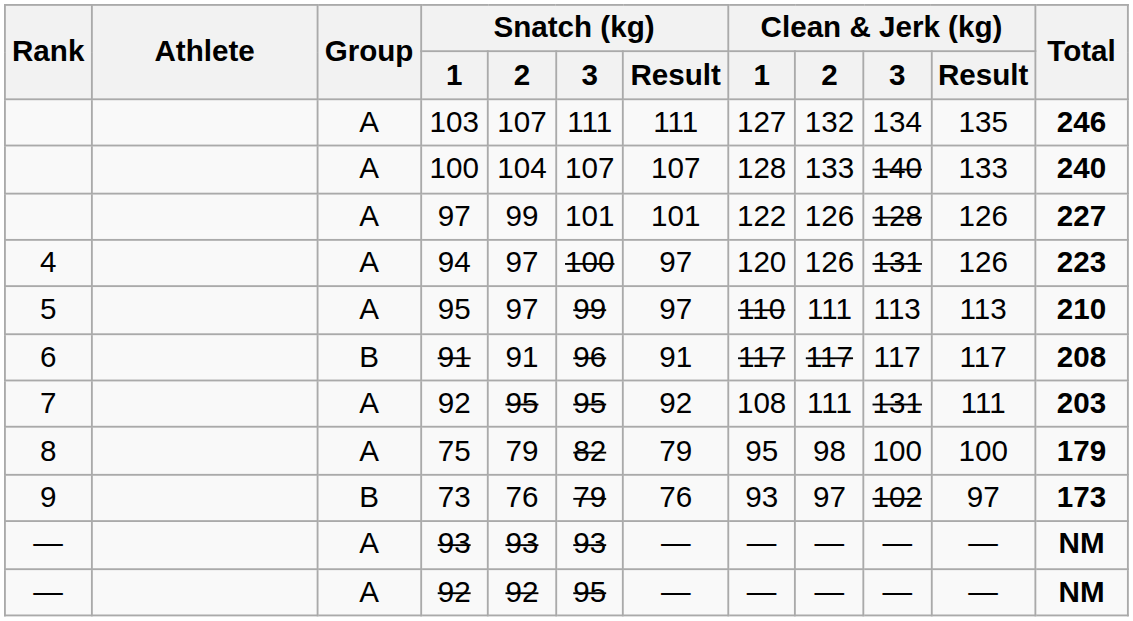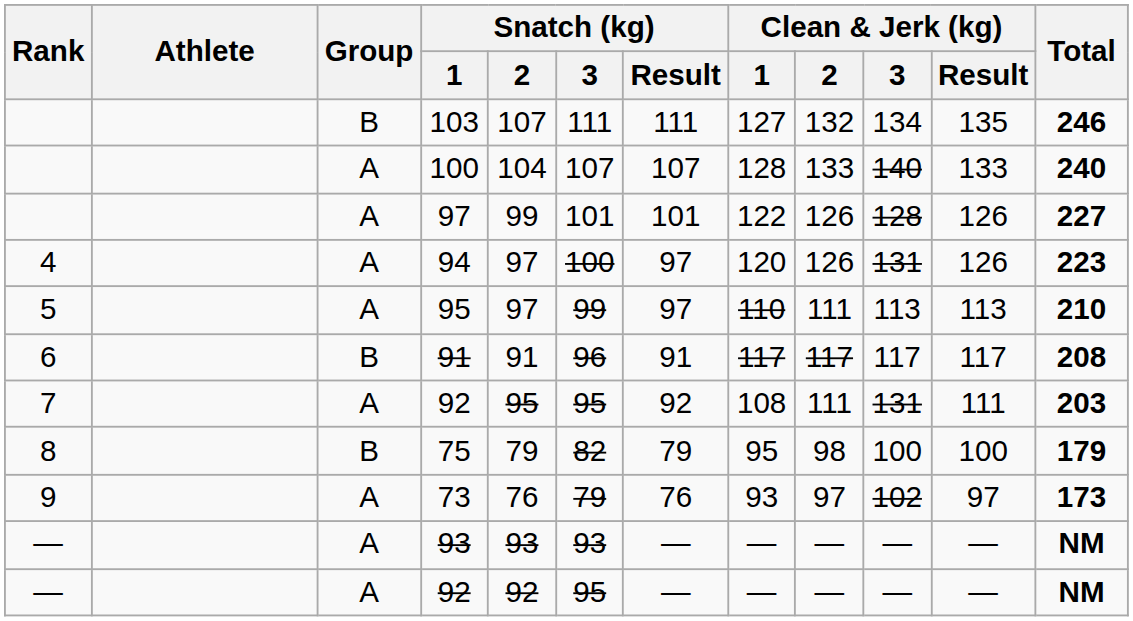(369, 121) A -> (369, 121) B
(369, 450) A -> (369, 450) B
(369, 497) B -> (369, 497) A
